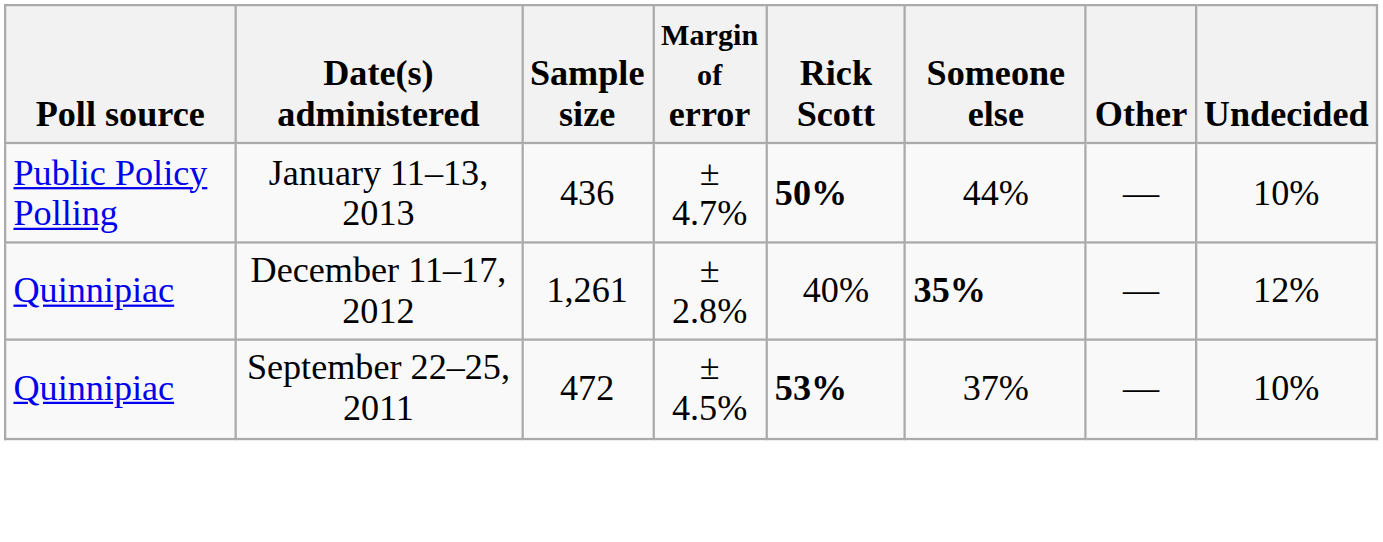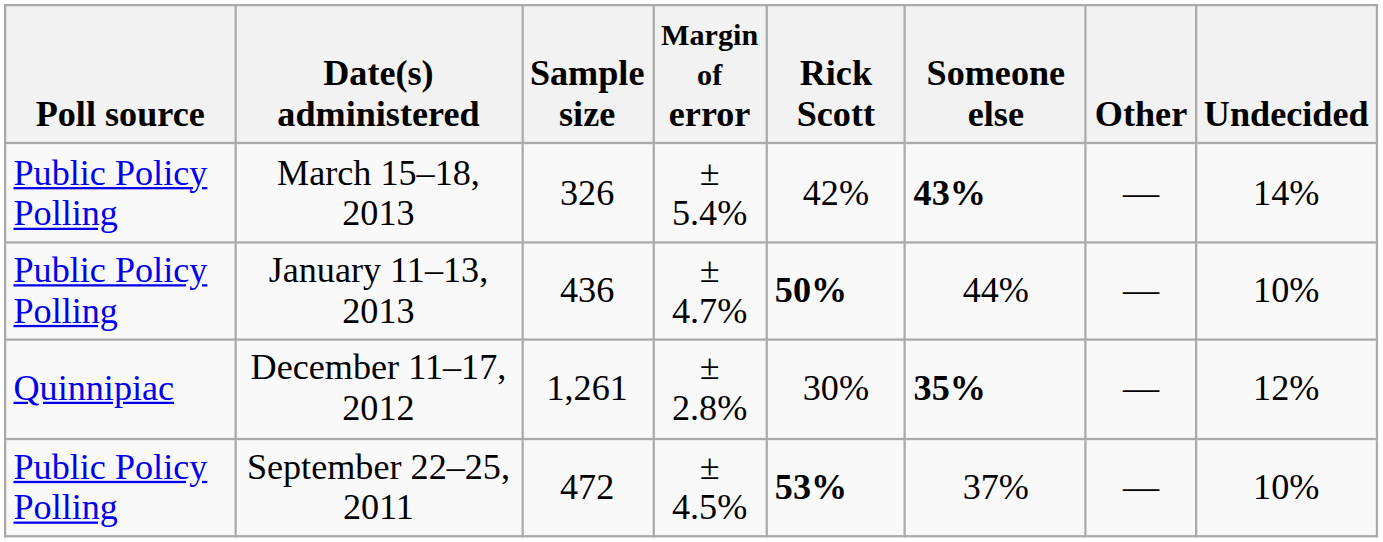+ row: (378, 192)
(836, 290) 40% -> (836, 388) 30%
(94, 388) Quinnipiac -> (110, 486) Public Policy Polling
